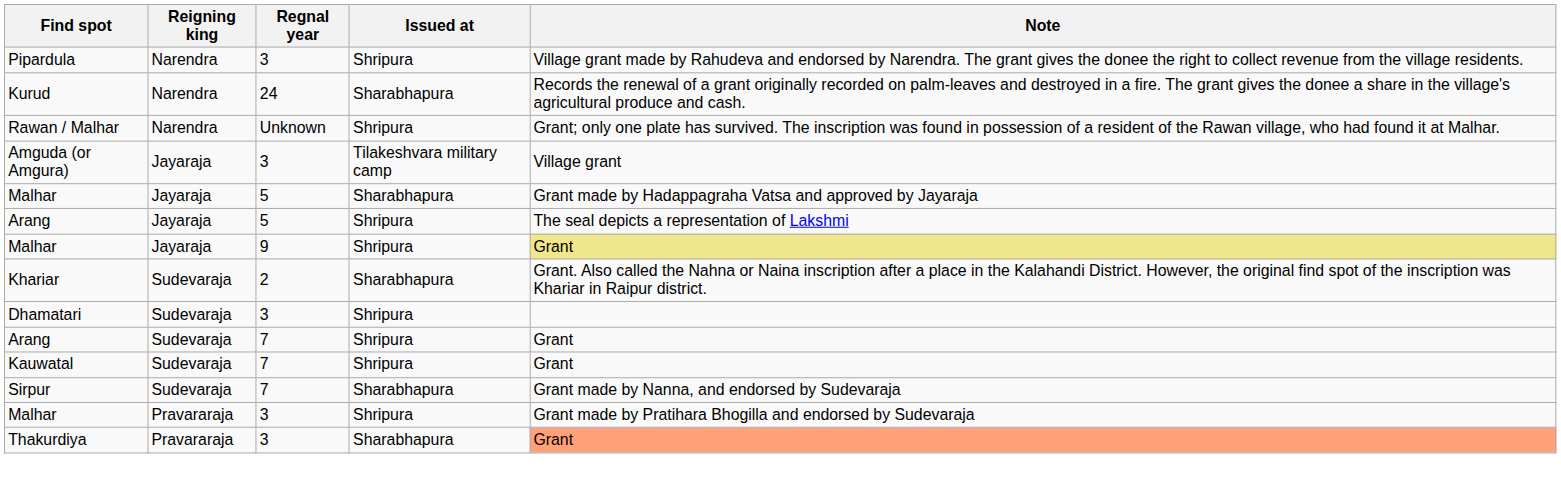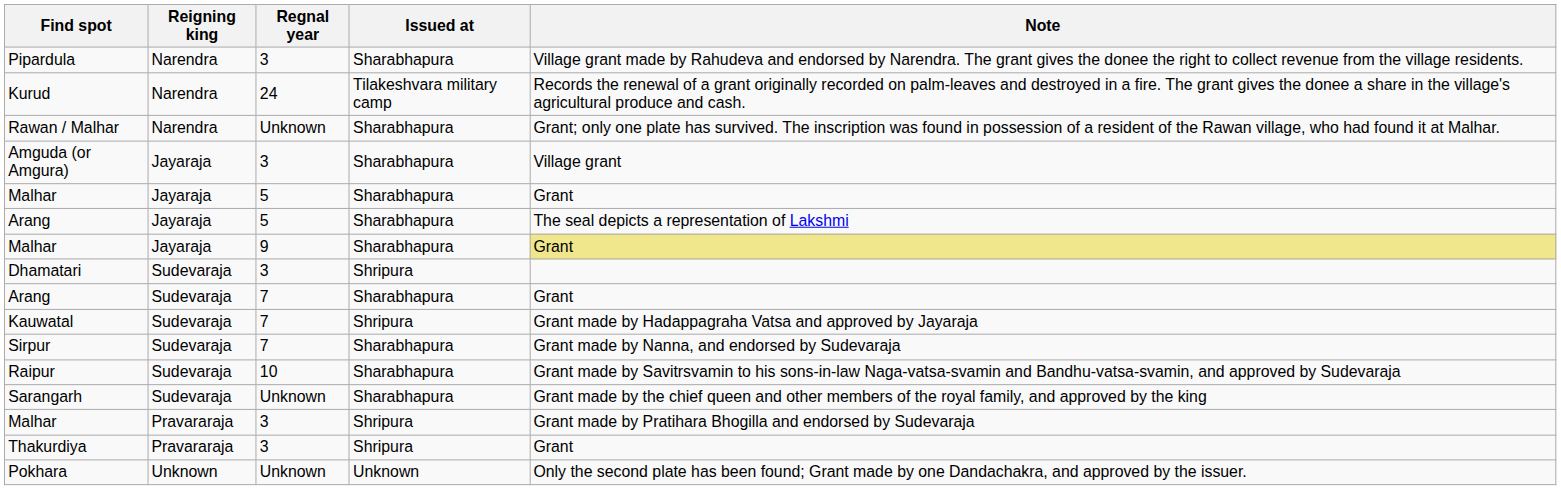(383, 60) Shripura -> (403, 60) Sharabhapura
(403, 94) Sharabhapura -> (425, 94) Tilakeshvara military camp
(383, 128) Shripura -> (403, 128) Sharabhapura
(425, 162) Tilakeshvara military camp -> (403, 162) Sharabhapura
(756, 196) Grant made by Hadappagraha Vatsa and approved by Jayaraja -> (553, 196) Grant
(383, 221) Shripura -> (403, 221) Sharabhapura
(383, 246) Shripura -> (403, 246) Sharabhapura
- row: (34, 280)
(383, 339) Shripura -> (403, 296) Sharabhapura
(553, 364) Grant -> (756, 321) Grant made by Hadappagraha Vatsa and approved by Jayaraja
+ row: (31, 371)
+ row: (45, 397)
(403, 440) Sharabhapura -> (383, 447) Shripura
(553, 440) lightsalmon background -> (553, 447) no background
+ row: (38, 472)
